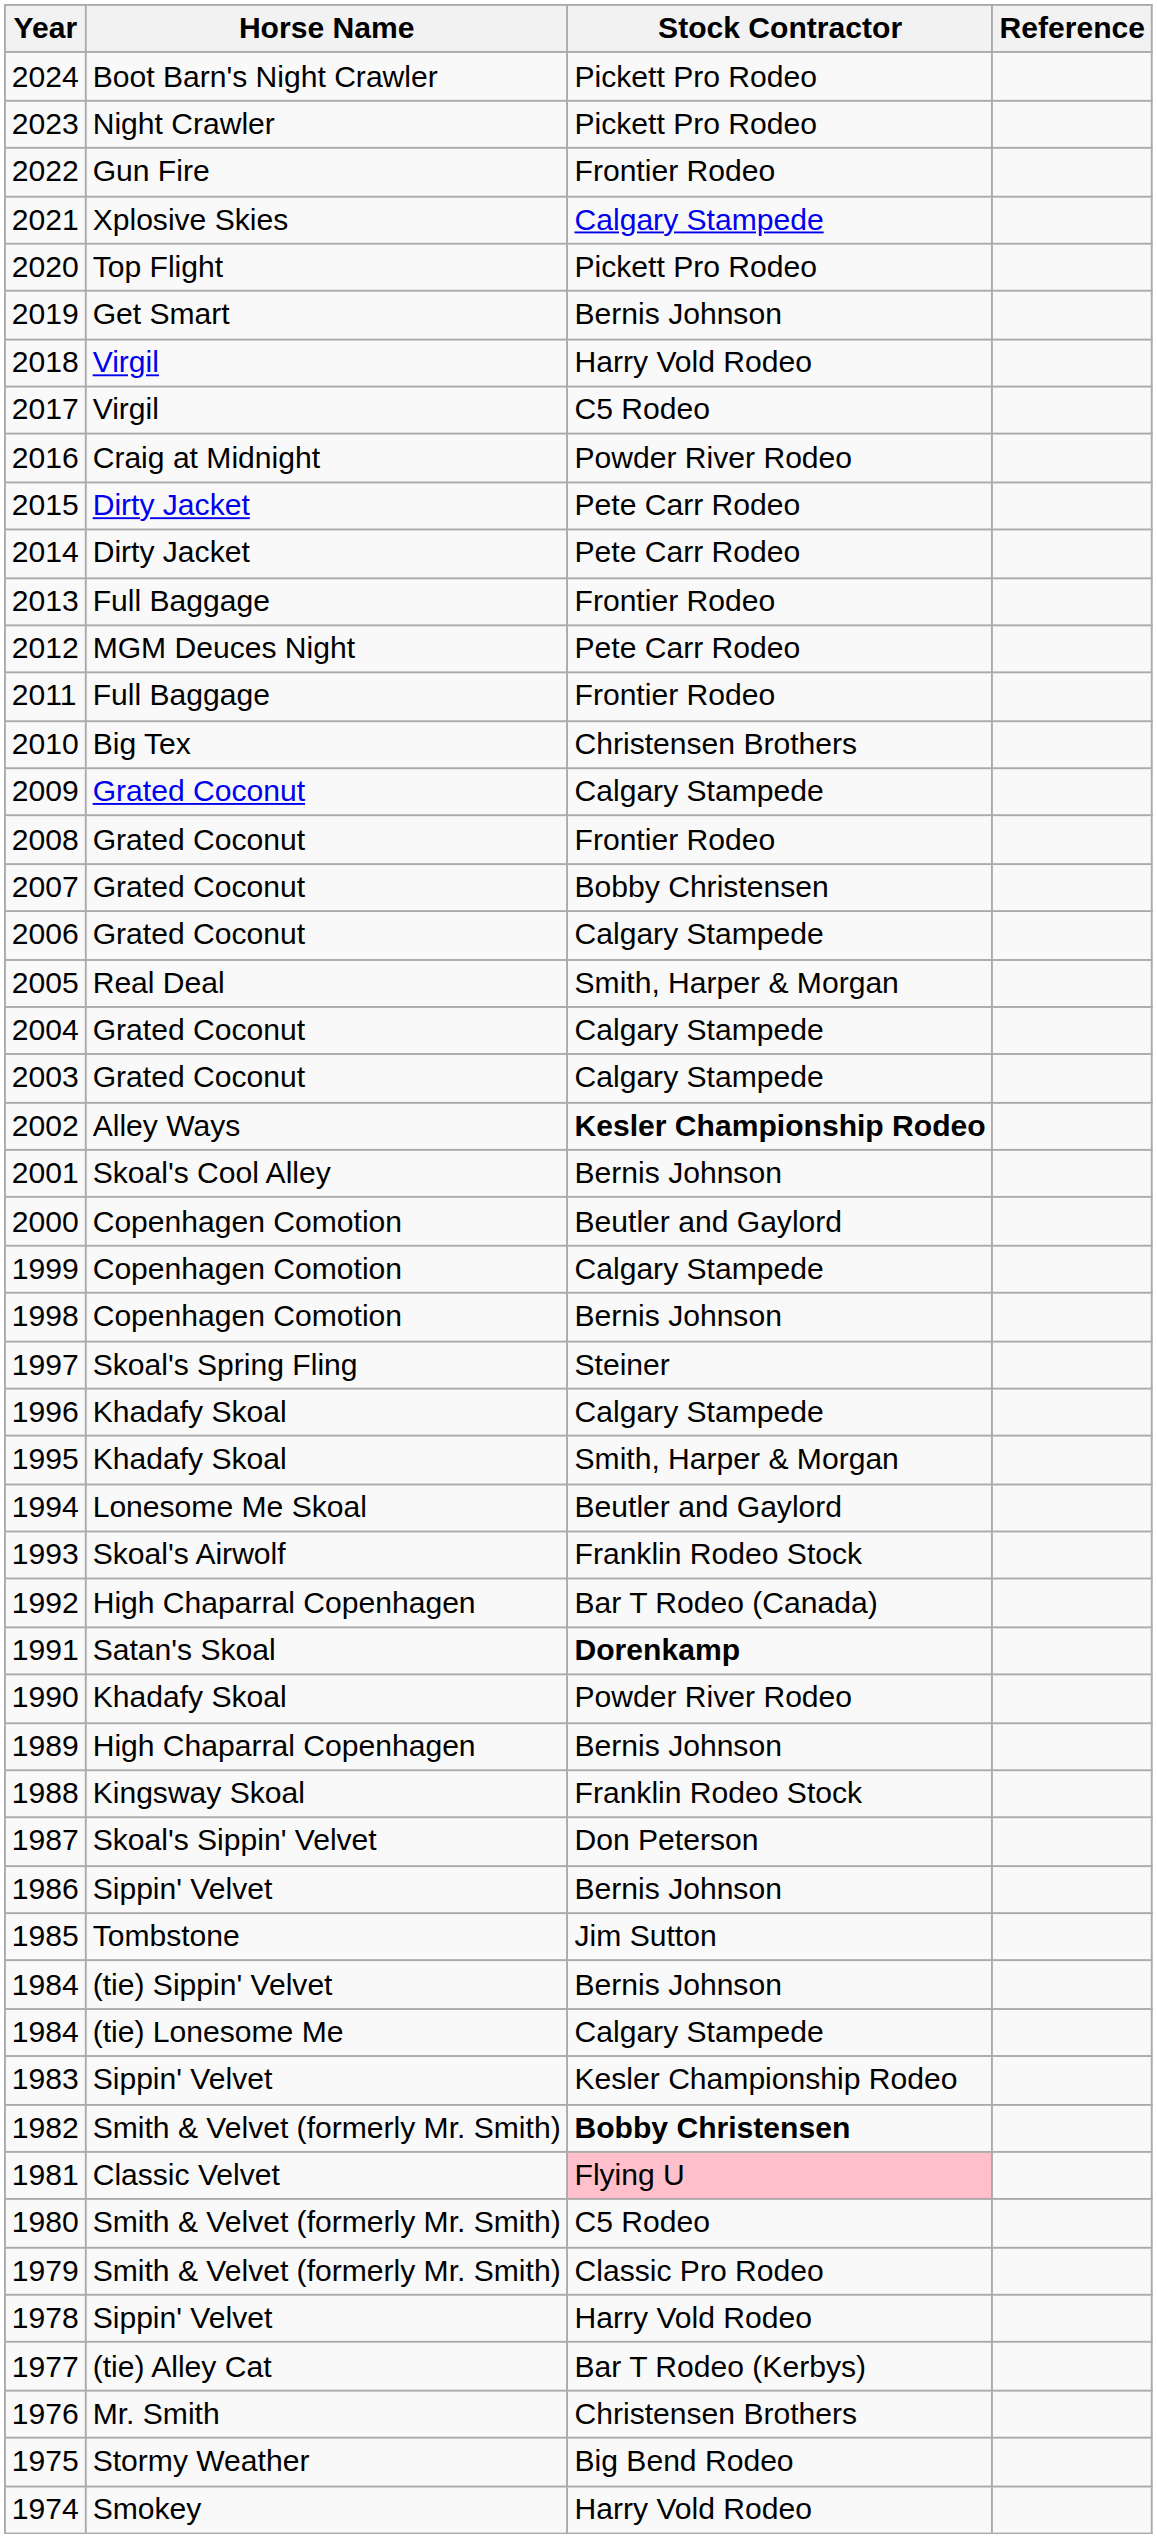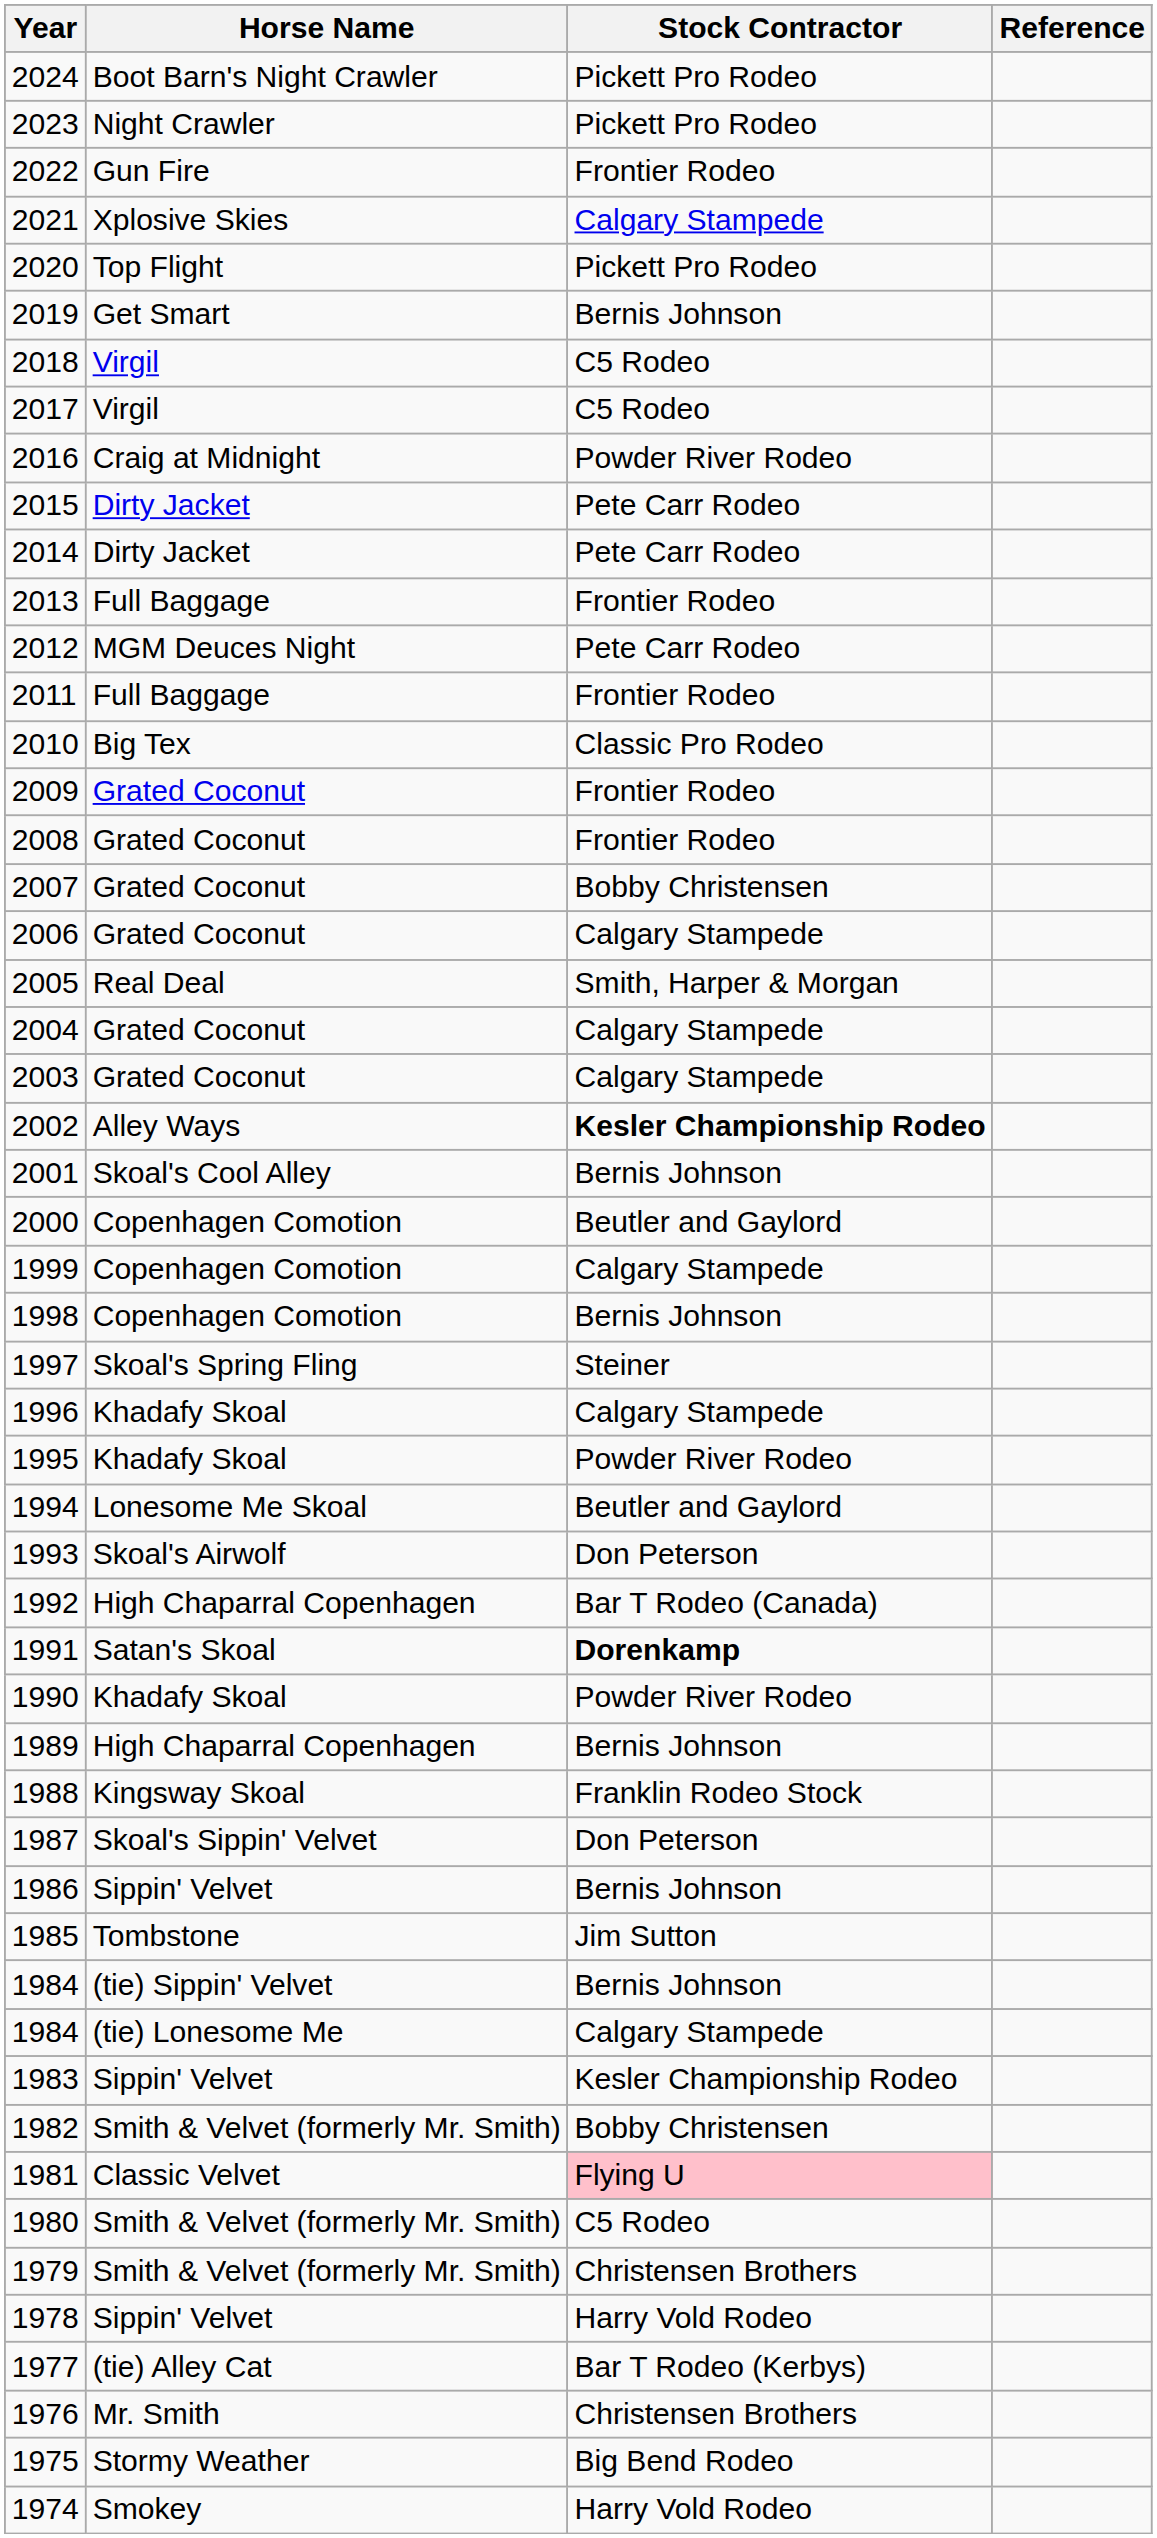(693, 362) Harry Vold Rodeo -> (642, 362) C5 Rodeo
(716, 743) Christensen Brothers -> (699, 743) Classic Pro Rodeo
(699, 791) Calgary Stampede -> (675, 791) Frontier Rodeo
(737, 1459) Smith, Harper & Morgan -> (713, 1459) Powder River Rodeo
(718, 1554) Franklin Rodeo Stock -> (666, 1554) Don Peterson
(712, 2127) bold -> (702, 2127) normal
(699, 2270) Classic Pro Rodeo -> (716, 2270) Christensen Brothers
